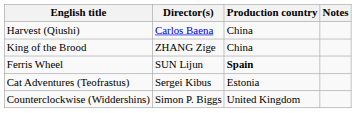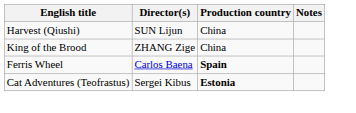(184, 30) Carlos Baena -> (158, 30) SUN Lijun
(179, 64) SUN Lijun -> (164, 64) Carlos Baena
(243, 82) normal -> (218, 82) bold
- row: (78, 99)
